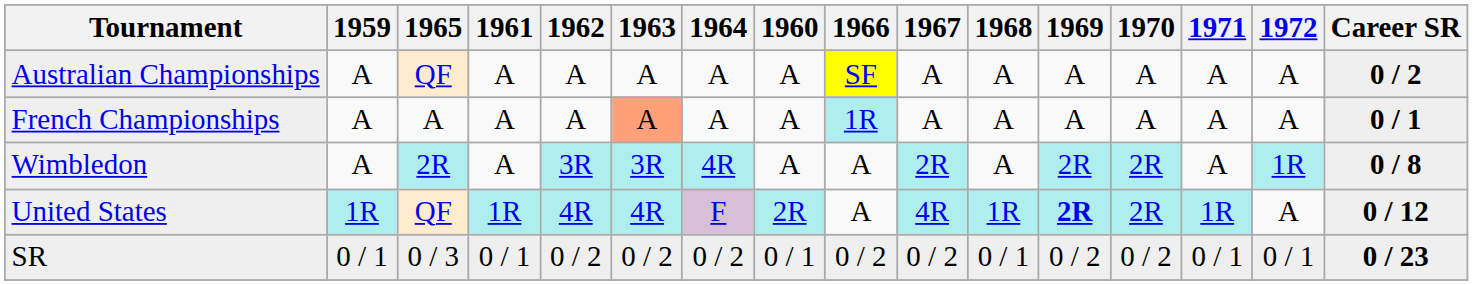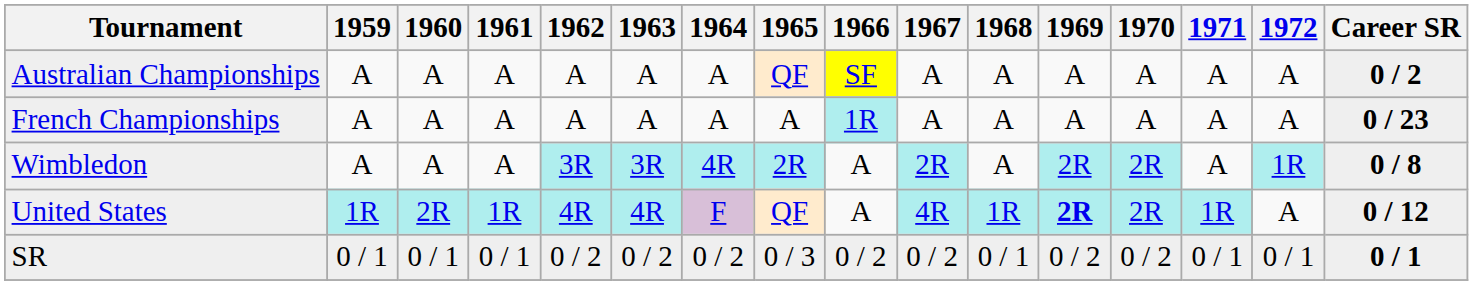columns swapped: (790, 27) <-> (433, 27)
(647, 119) lightsalmon background -> (647, 119) no background
(1396, 119) 0 / 1 -> (1396, 119) 0 / 23
(1396, 257) 0 / 23 -> (1396, 257) 0 / 1
